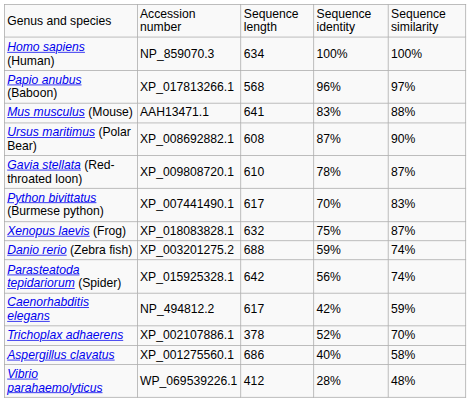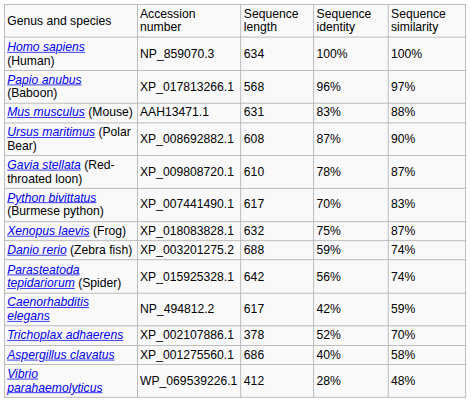(254, 113) 641 -> (254, 113) 631
